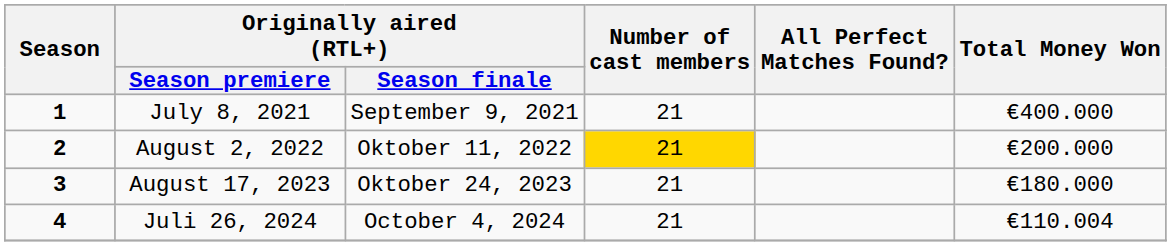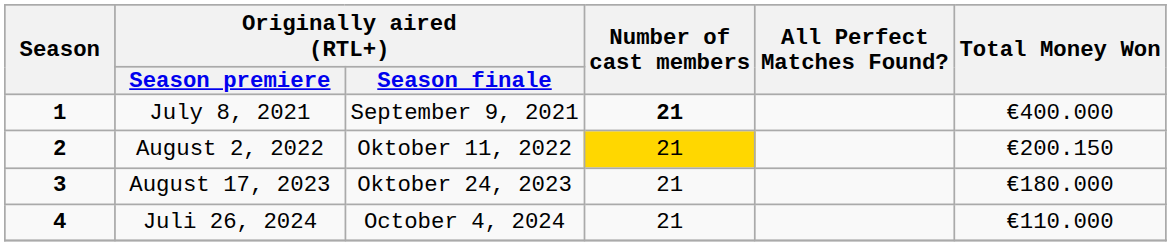(670, 113) normal -> (670, 113) bold
(1060, 149) €200.000 -> (1060, 149) €200.150
(1060, 222) €110.004 -> (1060, 222) €110.000
